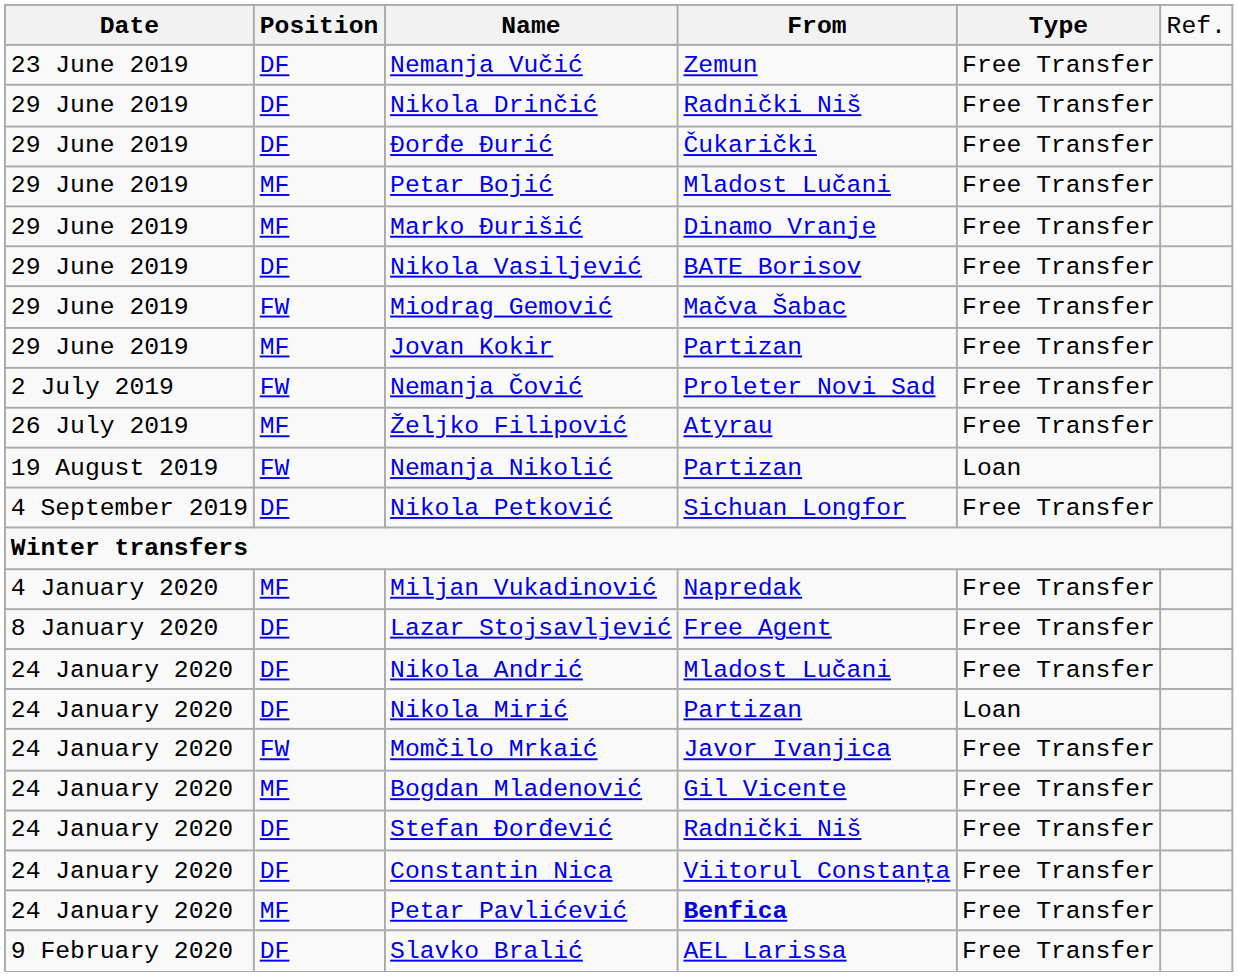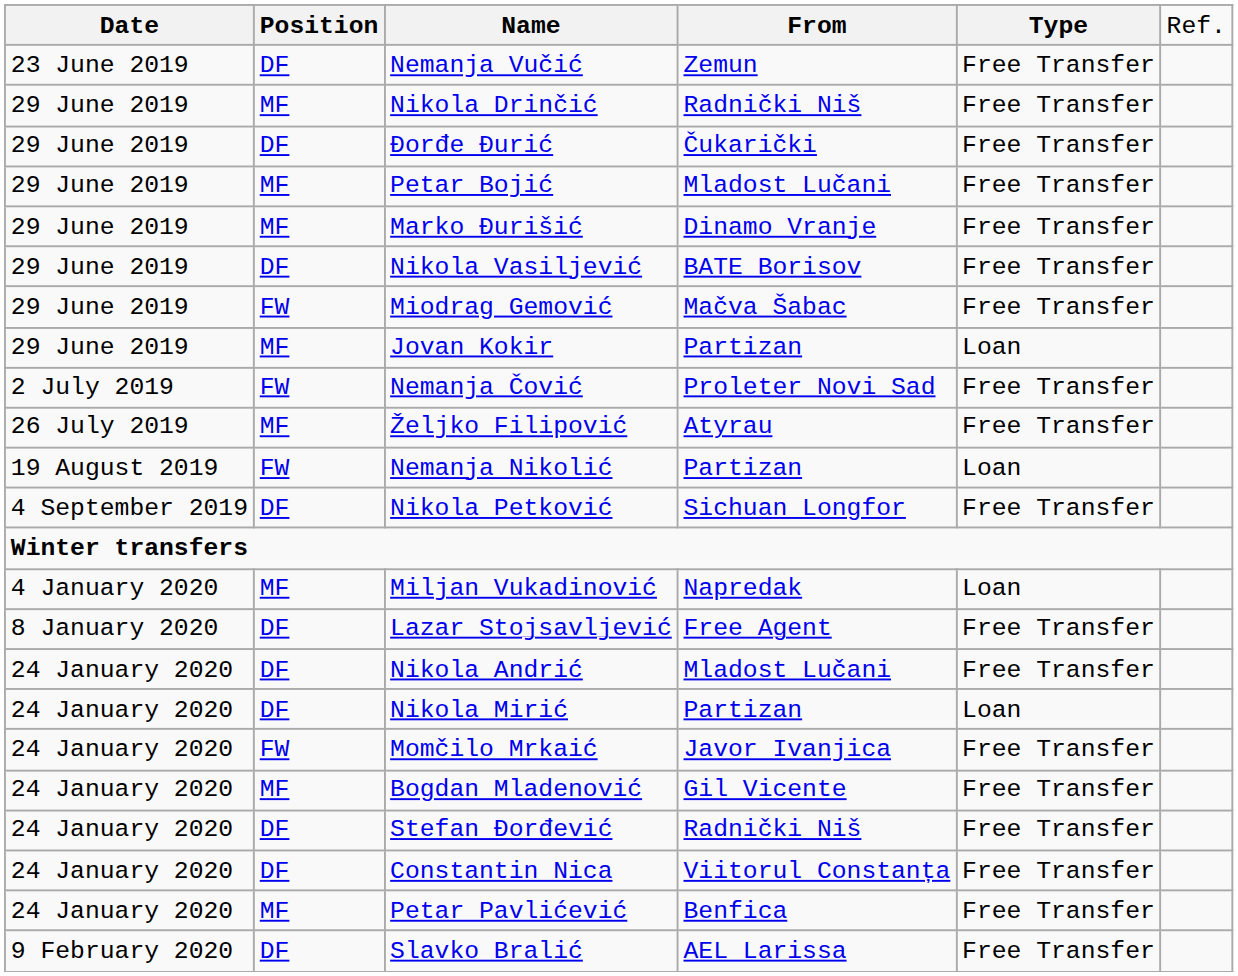(275, 106) DF -> (275, 106) MF
(1058, 347) Free Transfer -> (992, 347) Loan
(1058, 589) Free Transfer -> (992, 589) Loan
(735, 911) bold -> (735, 911) normal
